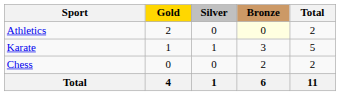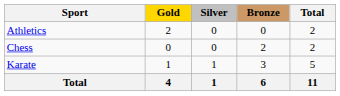(263, 30) lightyellow background -> (263, 30) no background
rows swapped: (20, 64) <-> (21, 47)
